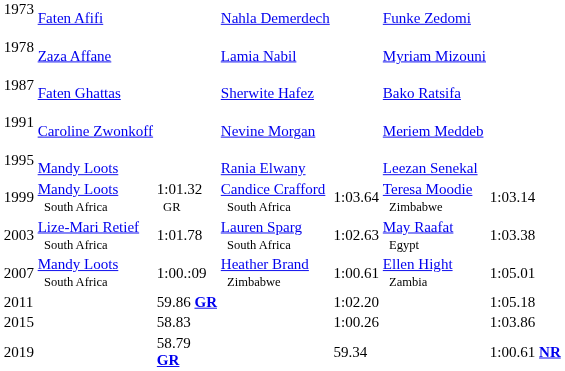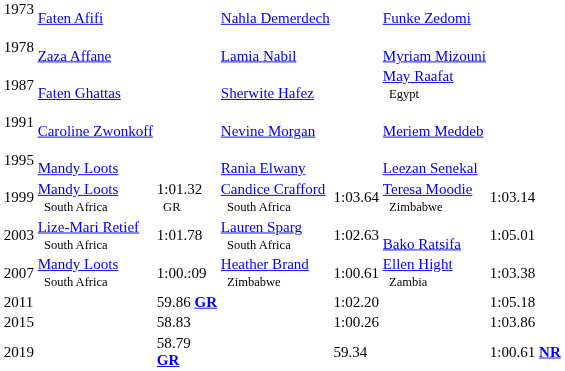(422, 93) Bako Ratsifa -> (418, 84) May Raafat Egypt
(418, 235) May Raafat Egypt -> (422, 243) Bako Ratsifa
(513, 235) 1:03.38 -> (513, 235) 1:05.01
(513, 272) 1:05.01 -> (513, 272) 1:03.38
